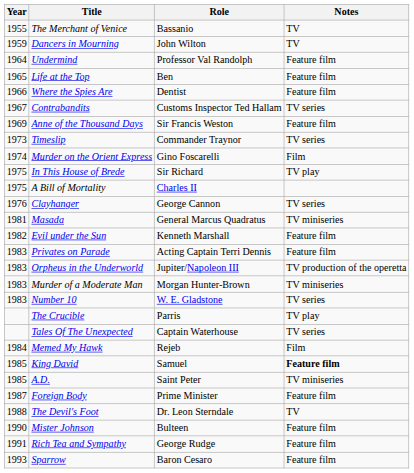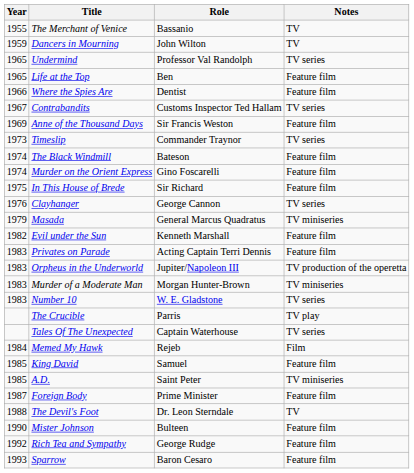(17, 60) 1964 -> (17, 60) 1965
(311, 60) Feature film -> (306, 60) TV series
+ row: (71, 156)
(296, 156) Film -> (311, 172) Feature film
(303, 172) TV play -> (311, 188) Feature film
- row: (68, 188)
(17, 220) 1981 -> (17, 220) 1979
(313, 364) bold -> (311, 364) normal
(17, 444) 1991 -> (17, 444) 1992
